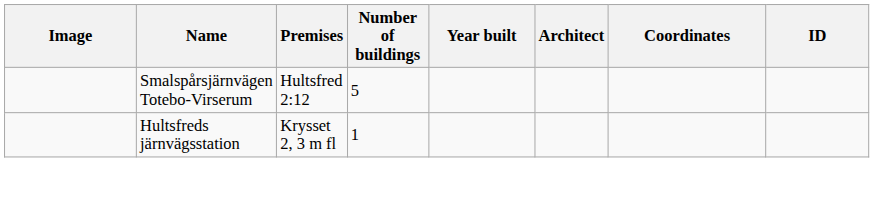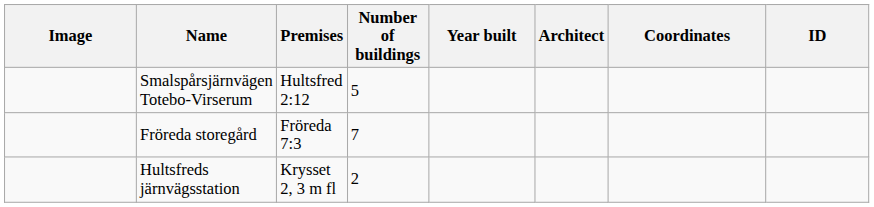+ row: (198, 134)
(355, 134) 1 -> (355, 179) 2
